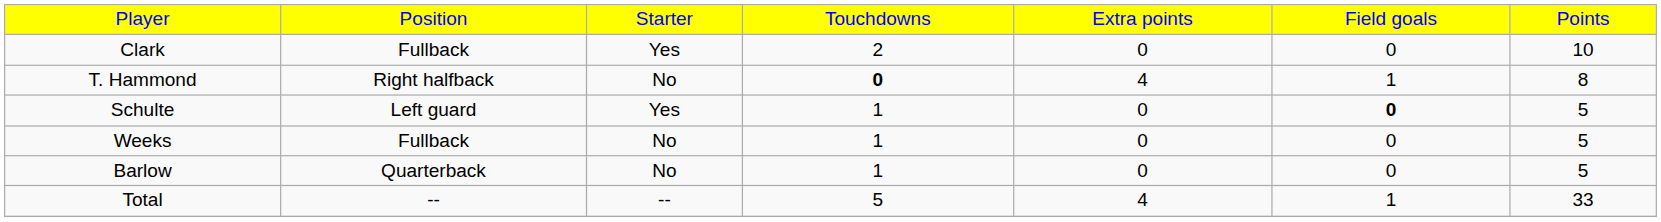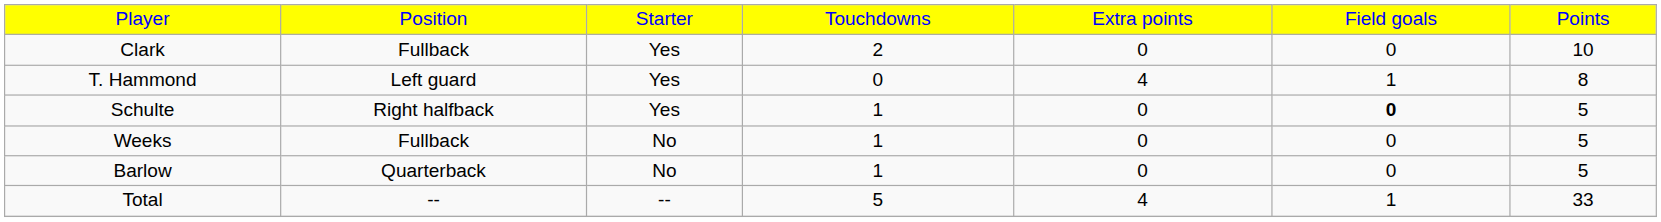(433, 79) Right halfback -> (433, 79) Left guard
(664, 79) No -> (664, 79) Yes
(878, 79) bold -> (878, 79) normal
(433, 110) Left guard -> (433, 110) Right halfback
